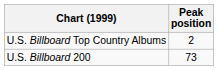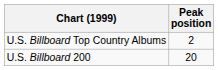(191, 57) 73 -> (191, 57) 20
